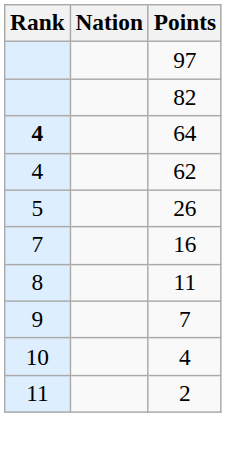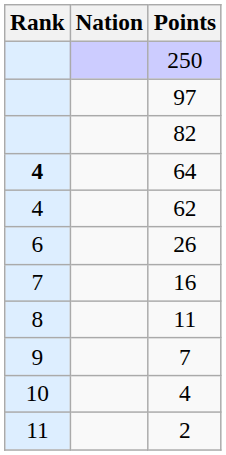+ row: (185, 60)
(37, 208) 5 -> (37, 245) 6
